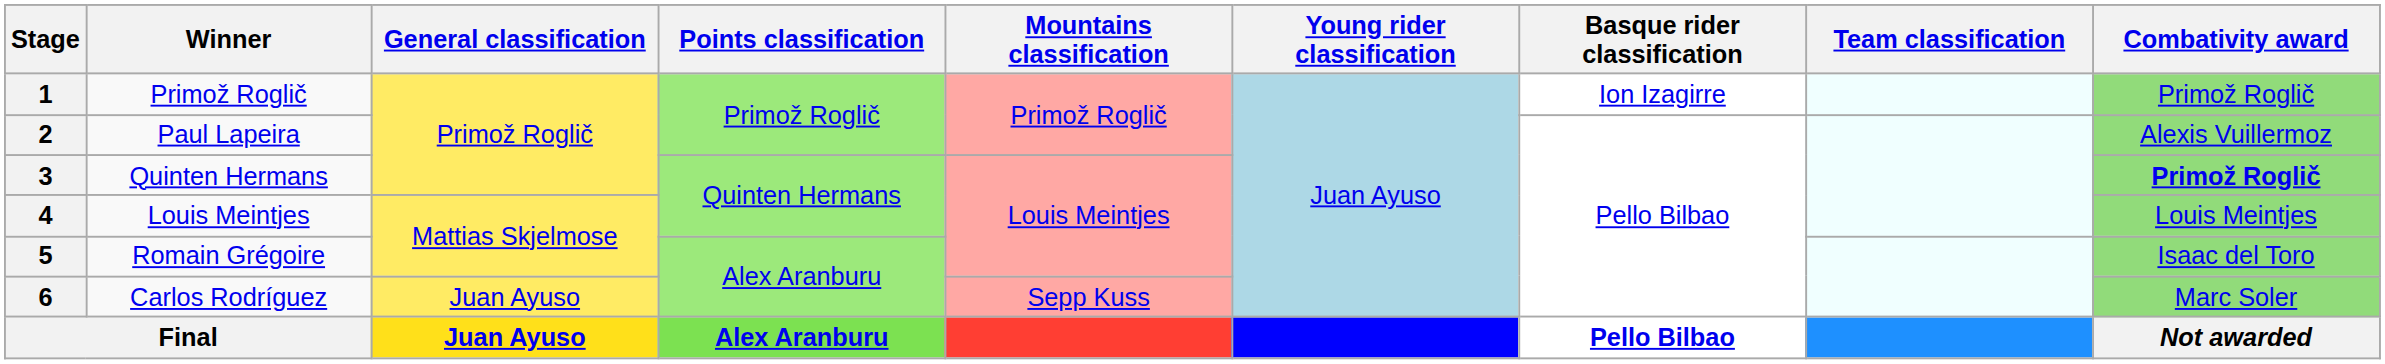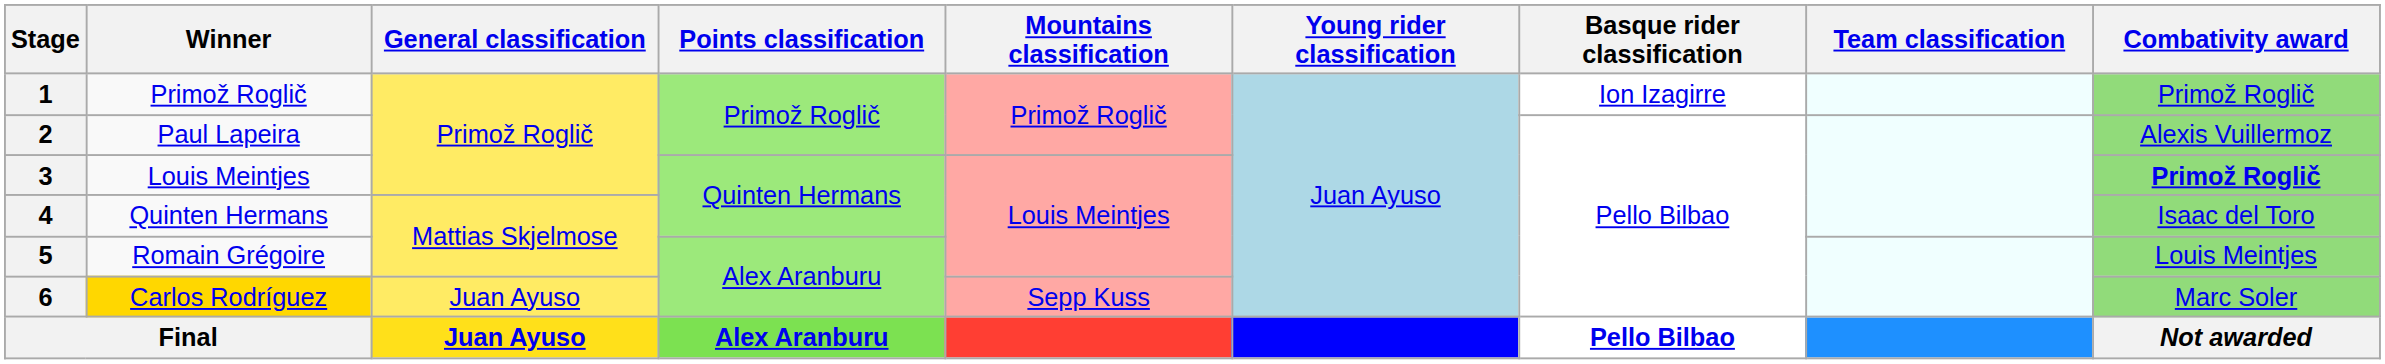(229, 176) Quinten Hermans -> (229, 176) Louis Meintjes
(229, 216) Louis Meintjes -> (229, 216) Quinten Hermans
(2236, 216) Louis Meintjes -> (2236, 216) Isaac del Toro
(2236, 256) Isaac del Toro -> (2236, 256) Louis Meintjes
(229, 297) no background -> (229, 297) gold background
